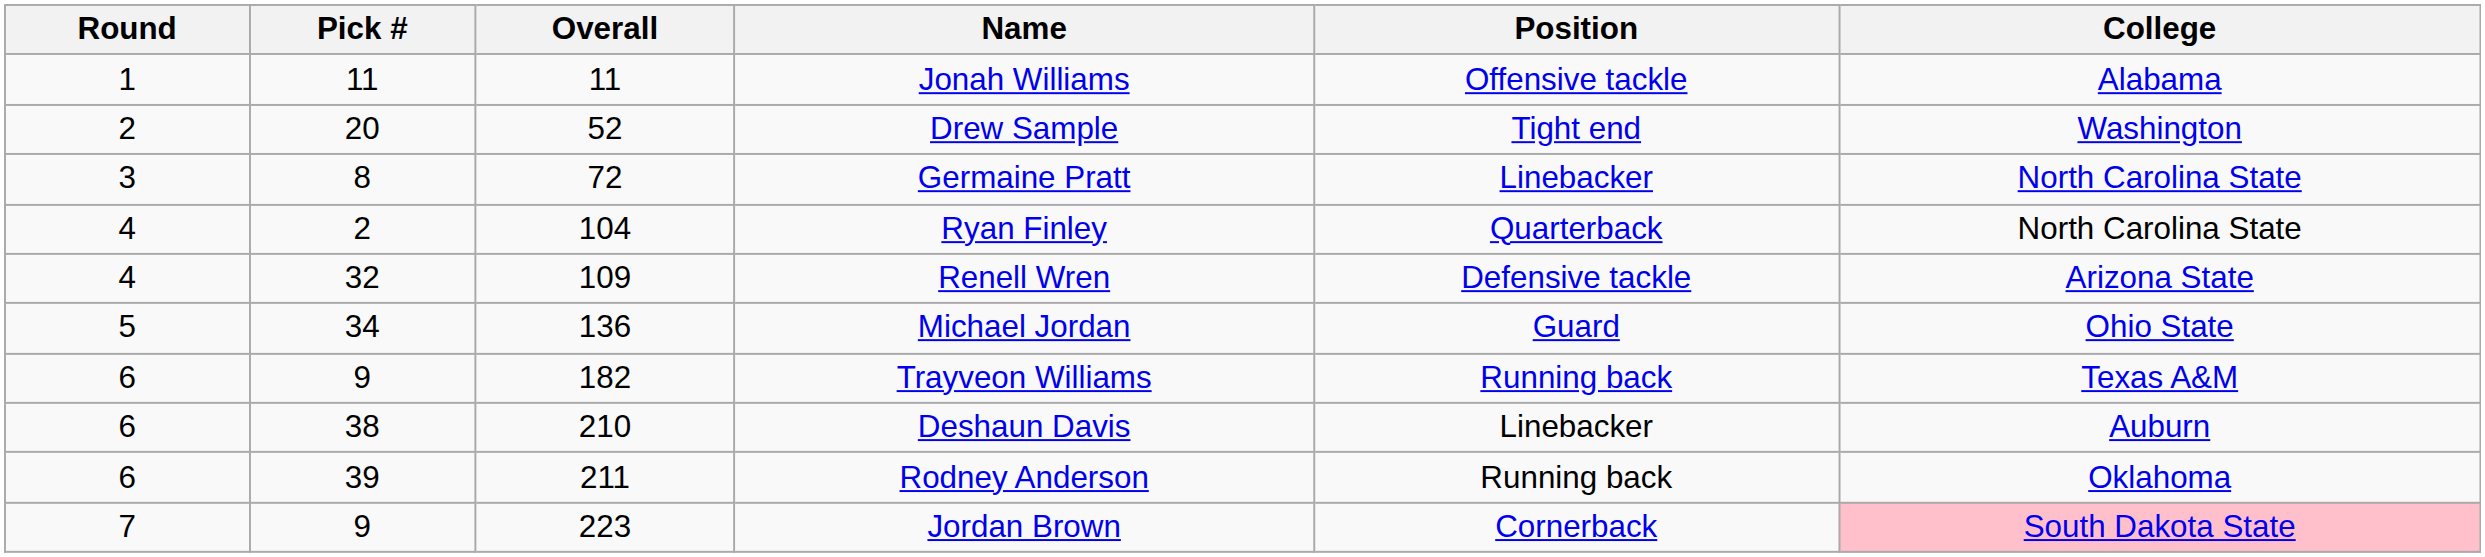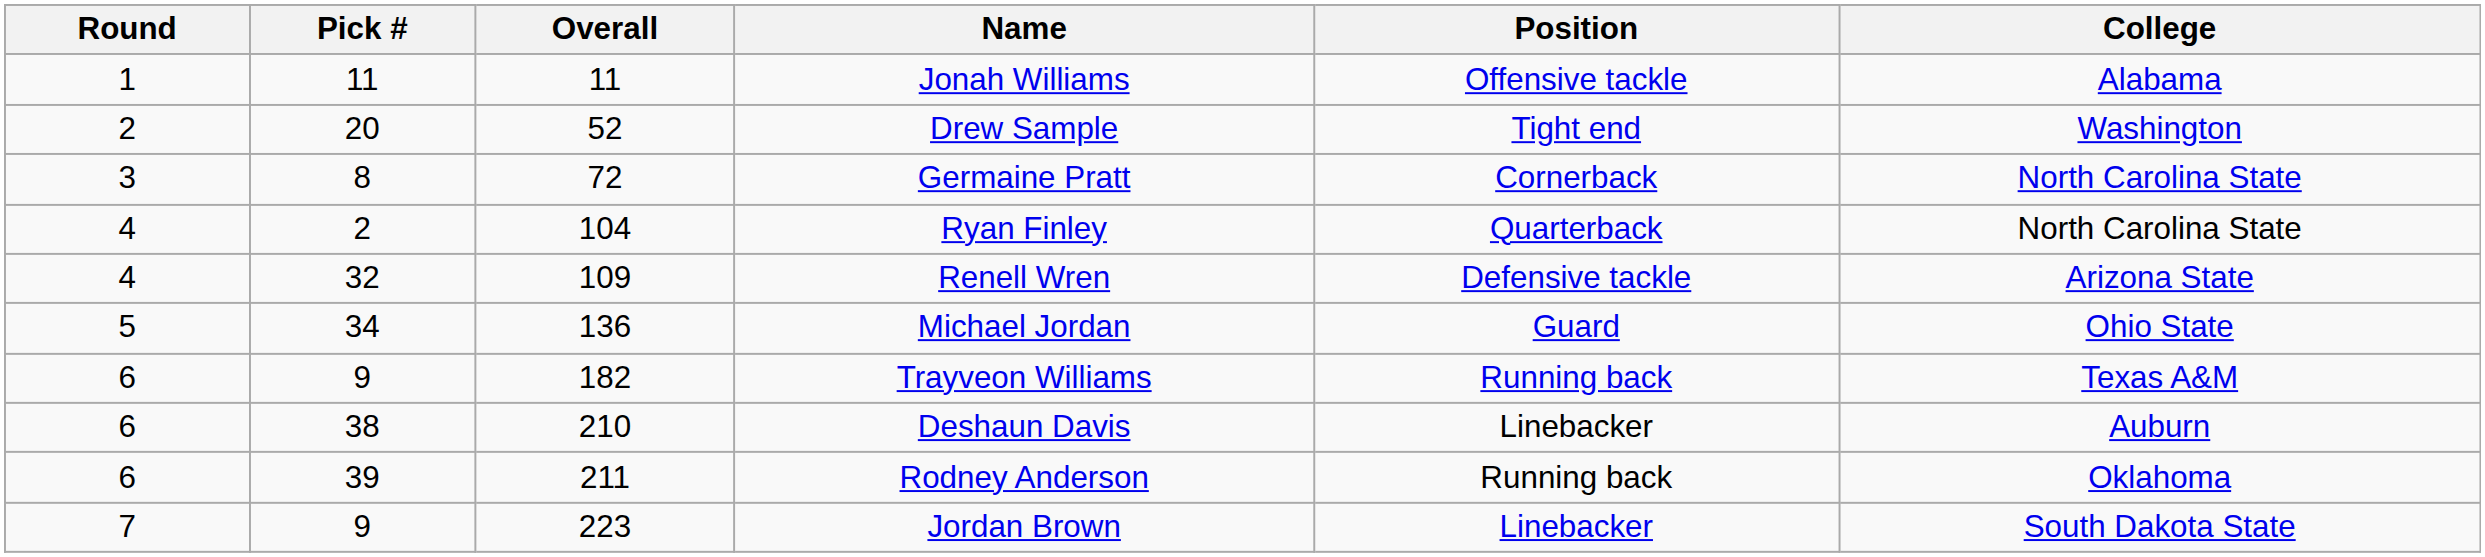(1576, 178) Linebacker -> (1576, 178) Cornerback
(1576, 526) Cornerback -> (1576, 526) Linebacker
(2160, 526) pink background -> (2160, 526) no background
